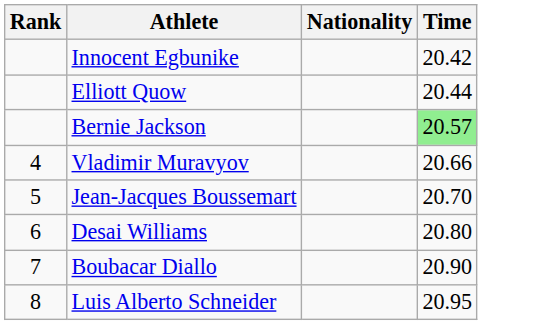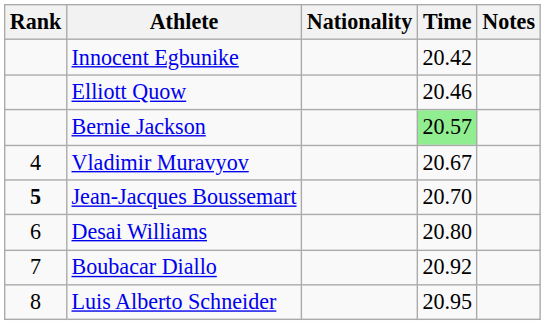+ column: (509, 22)
(447, 92) 20.44 -> (447, 92) 20.46
(447, 162) 20.66 -> (447, 162) 20.67
(36, 197) normal -> (36, 197) bold
(447, 267) 20.90 -> (447, 267) 20.92
